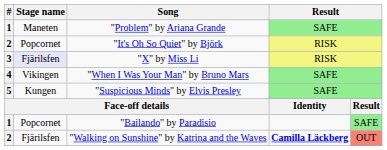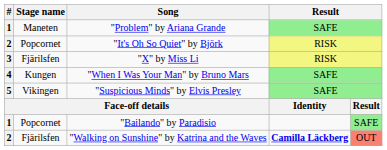(41, 59) lavender background -> (41, 59) no background
(41, 75) Vikingen -> (41, 75) Kungen
(41, 91) Kungen -> (41, 91) Vikingen
